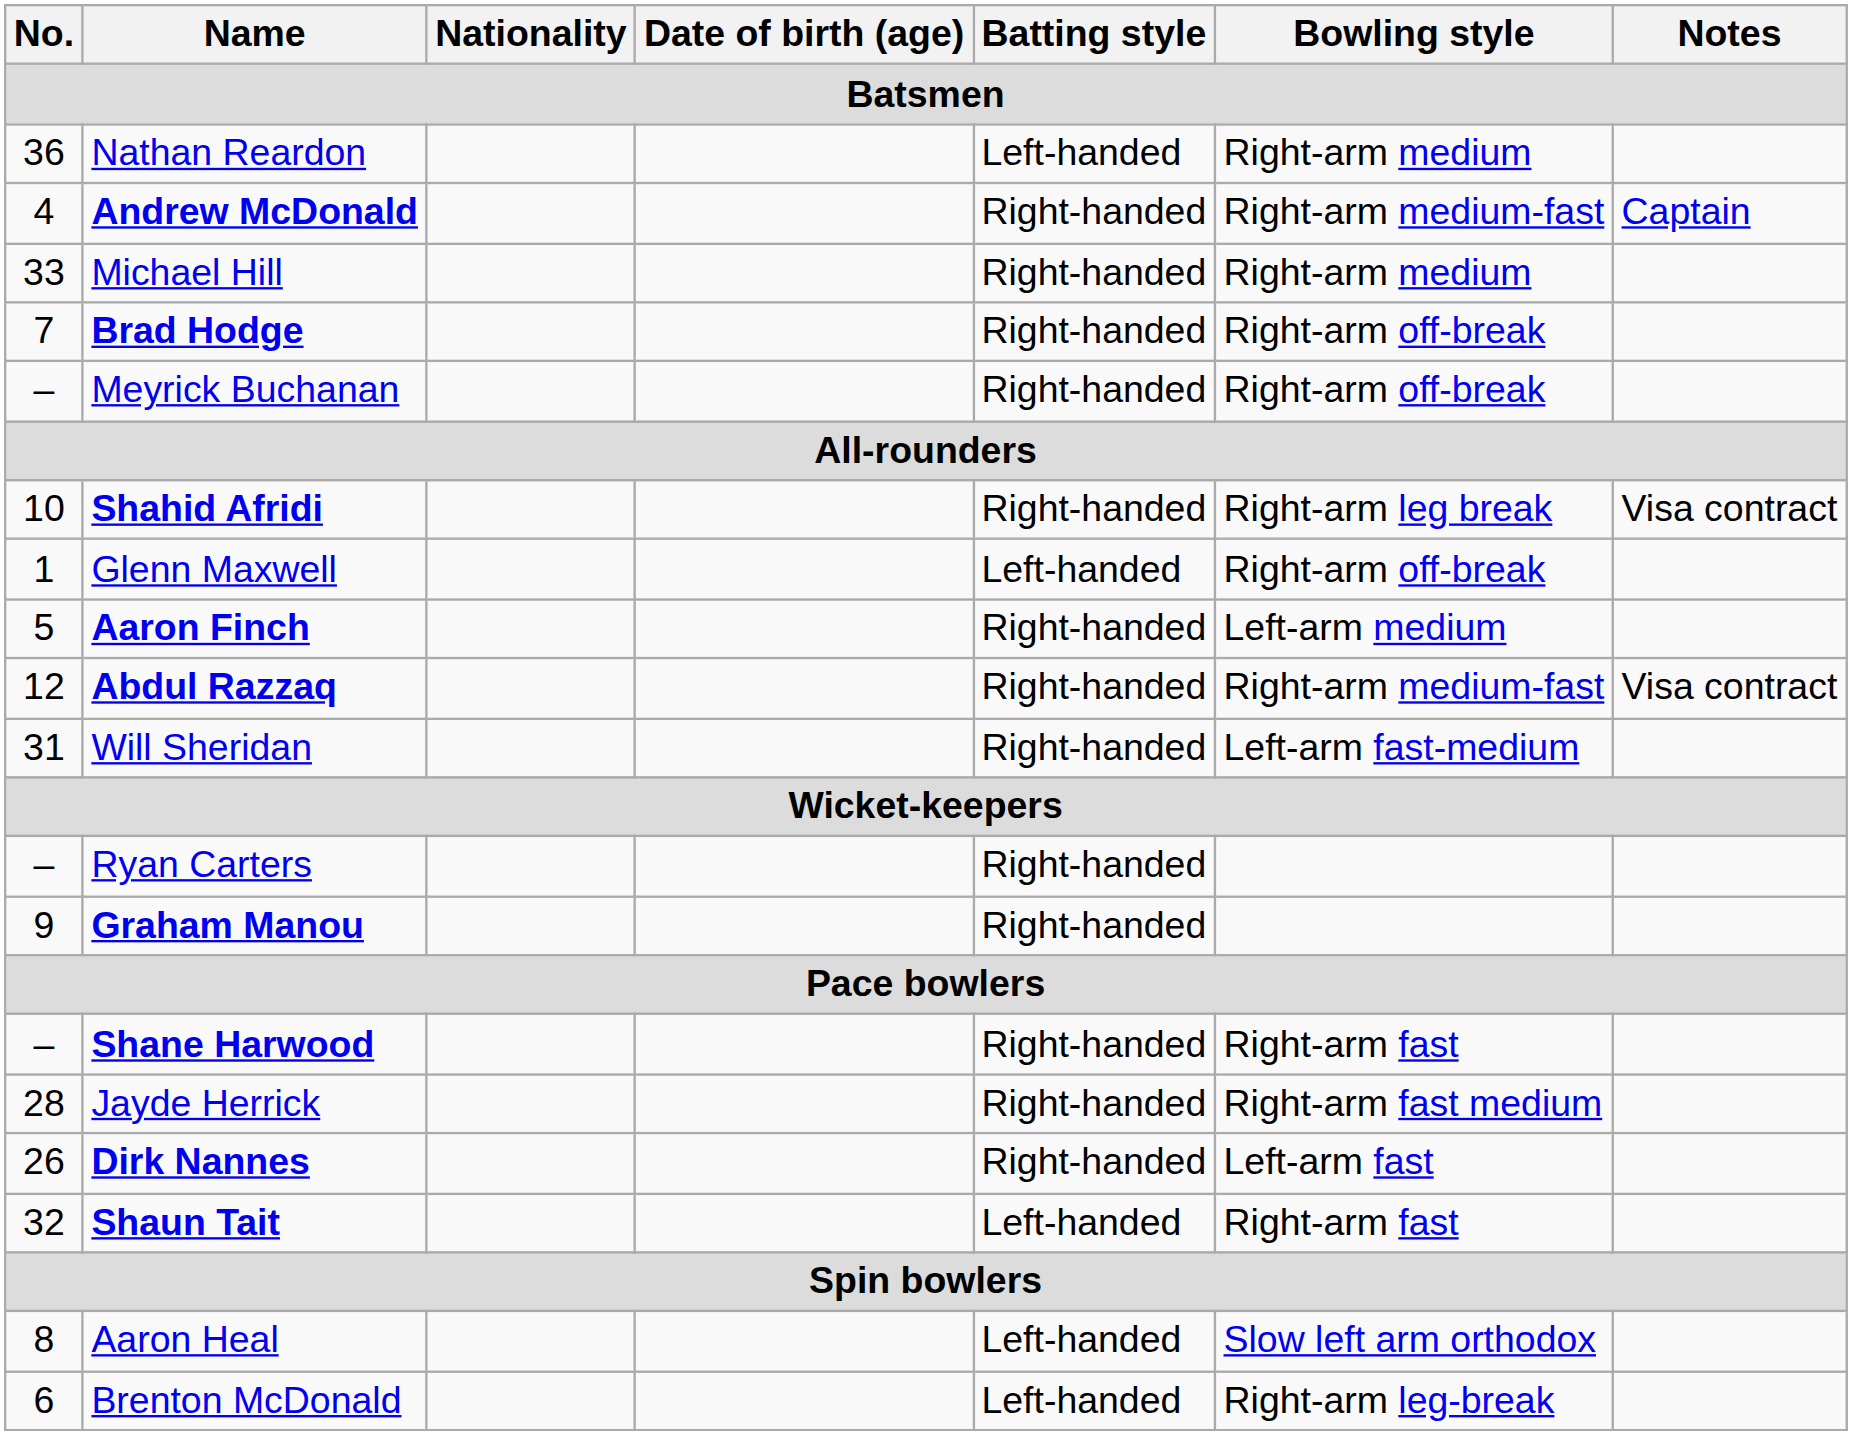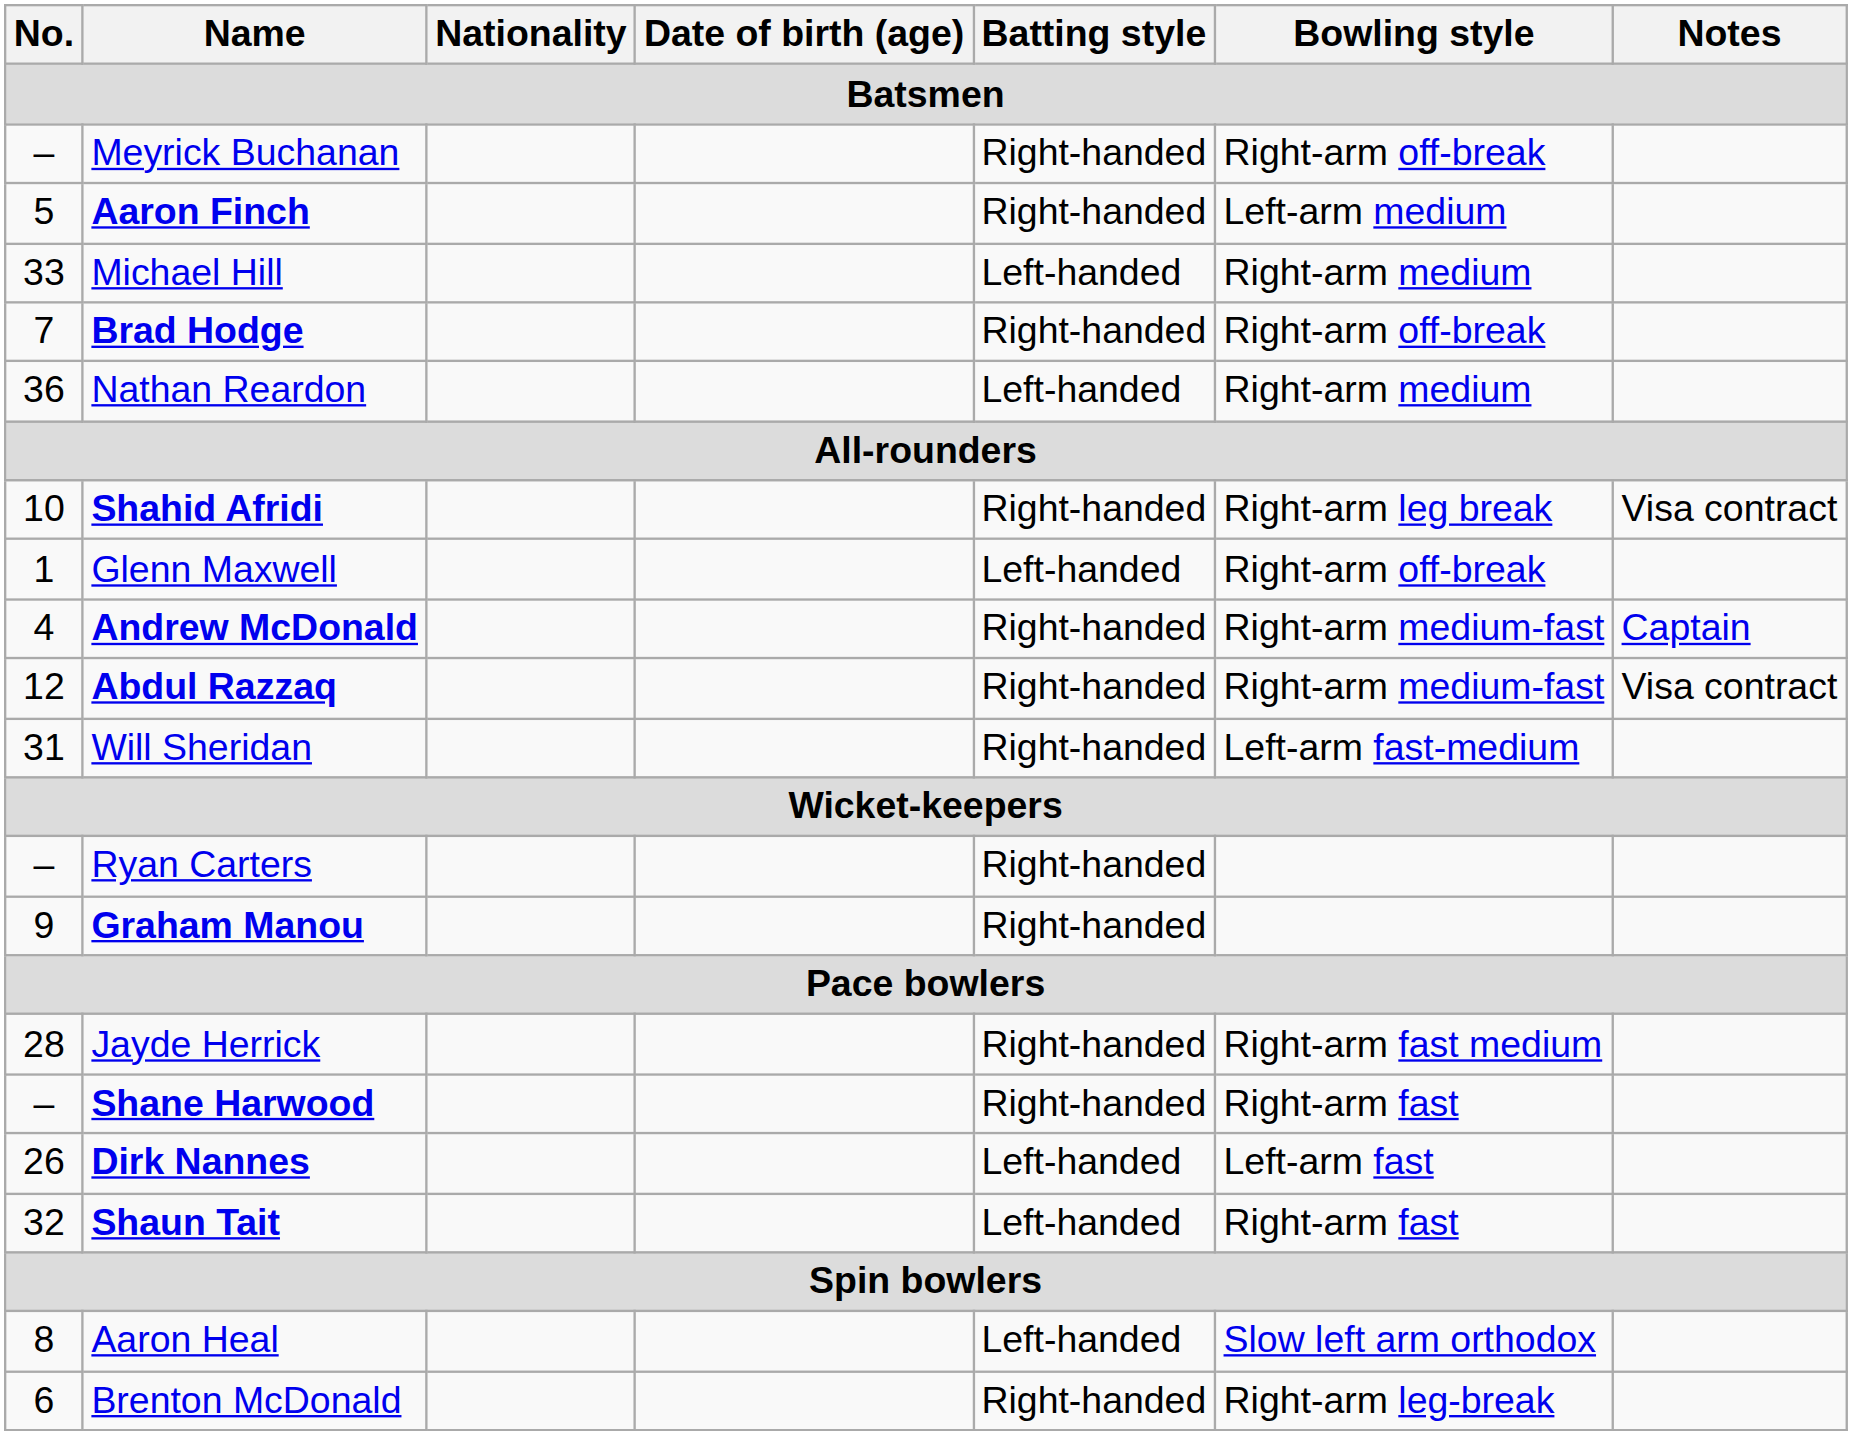rows swapped: (245, 390) <-> (229, 152)
rows swapped: (201, 627) <-> (255, 212)
(1094, 271) Right-handed -> (1081, 271) Left-handed
rows swapped: (233, 1043) <-> (206, 1102)
(1094, 1162) Right-handed -> (1081, 1162) Left-handed
(1081, 1399) Left-handed -> (1094, 1399) Right-handed
